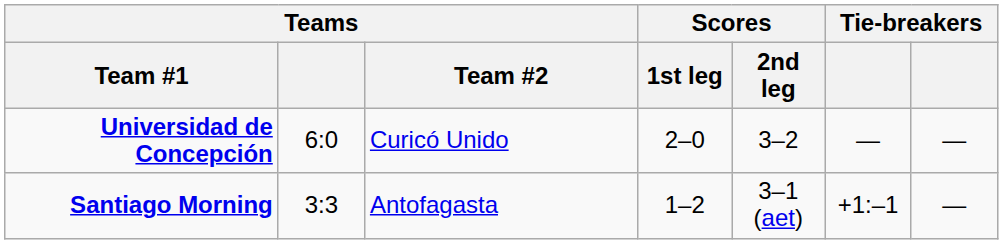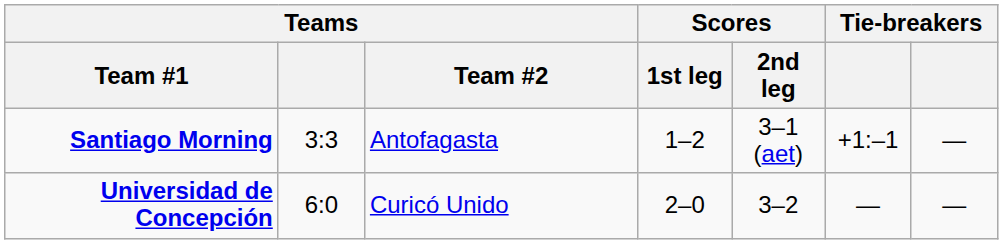rows swapped: (171, 205) <-> (187, 140)
